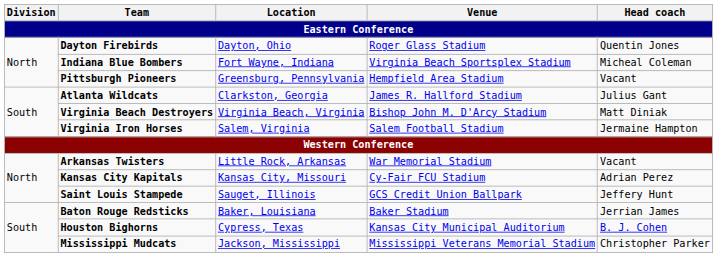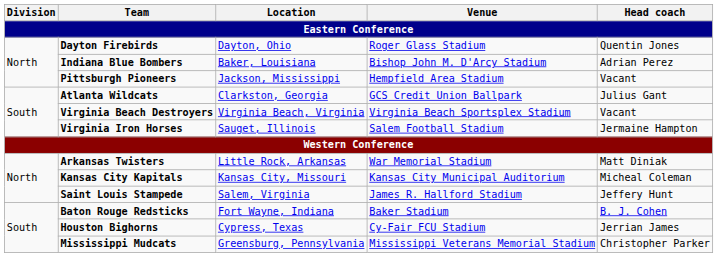(276, 62) Fort Wayne, Indiana -> (267, 62) Baker, Louisiana
(470, 62) Virginia Beach Sportsplex Stadium -> (458, 62) Bishop John M. D'Arcy Stadium
(646, 62) Micheal Coleman -> (637, 62) Adrian Perez
(291, 79) Greensburg, Pennsylvania -> (279, 79) Jackson, Mississippi
(446, 95) James R. Hallford Stadium -> (446, 95) GCS Credit Union Ballpark
(458, 112) Bishop John M. D'Arcy Stadium -> (470, 112) Virginia Beach Sportsplex Stadium
(634, 112) Matt Diniak -> (618, 112) Vacant
(264, 128) Salem, Virginia -> (267, 128) Sauget, Illinois
(618, 161) Vacant -> (634, 161) Matt Diniak
(427, 178) Cy-Fair FCU Stadium -> (467, 178) Kansas City Municipal Auditorium
(637, 178) Adrian Perez -> (646, 178) Micheal Coleman
(267, 194) Sauget, Illinois -> (264, 194) Salem, Virginia
(446, 194) GCS Credit Union Ballpark -> (446, 194) James R. Hallford Stadium
(267, 211) Baker, Louisiana -> (276, 211) Fort Wayne, Indiana
(640, 211) Jerrian James -> (634, 211) B. J. Cohen
(467, 227) Kansas City Municipal Auditorium -> (427, 227) Cy-Fair FCU Stadium
(634, 227) B. J. Cohen -> (640, 227) Jerrian James
(279, 244) Jackson, Mississippi -> (291, 244) Greensburg, Pennsylvania
